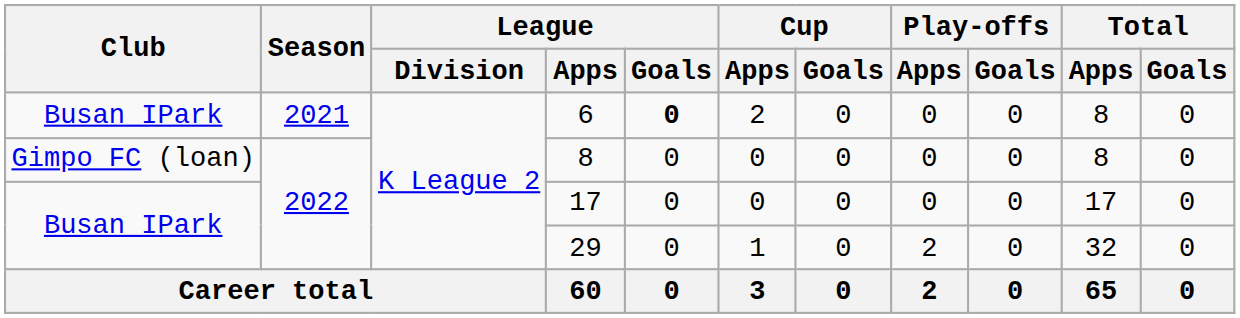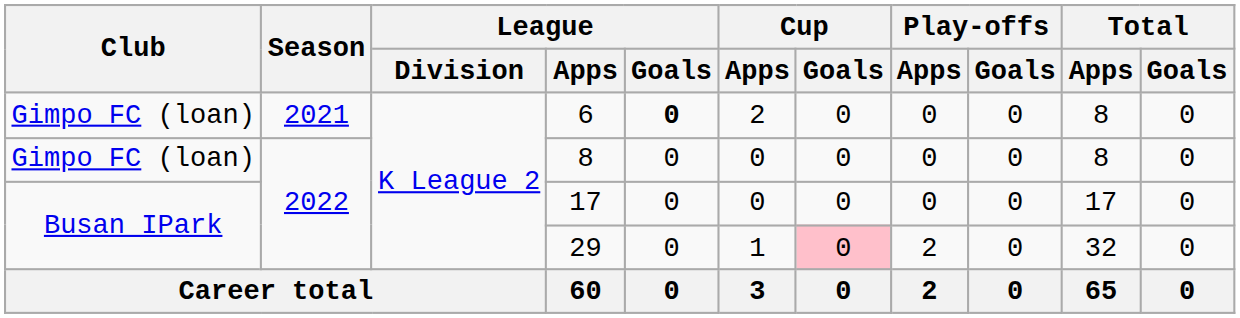(133, 115) Busan IPark -> (133, 115) Gimpo FC (loan)
(843, 247) no background -> (843, 247) pink background
